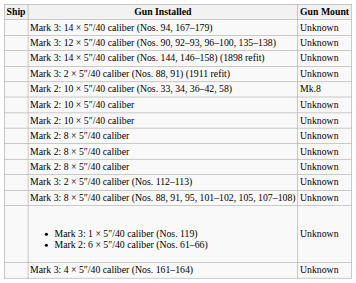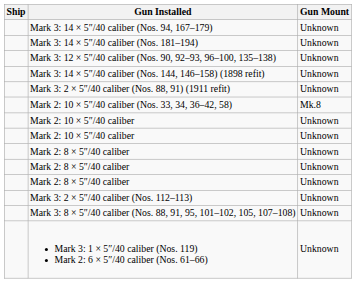+ row: (114, 43)
- row: (112, 270)
